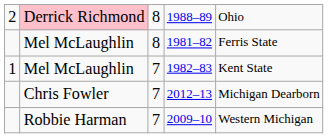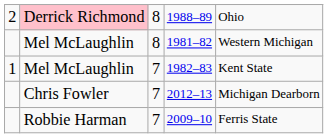(248, 42) Ferris State -> (266, 42) Western Michigan
(266, 119) Western Michigan -> (248, 119) Ferris State
